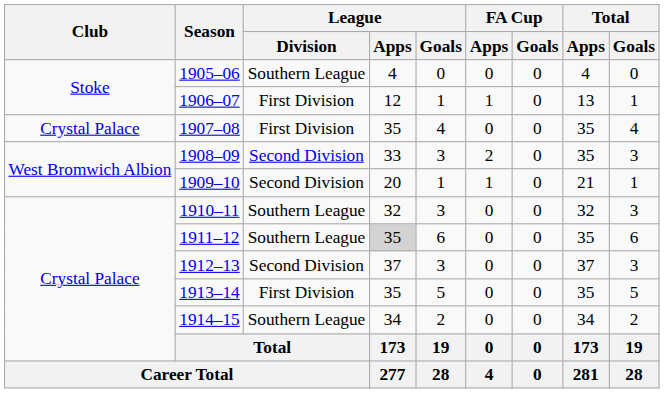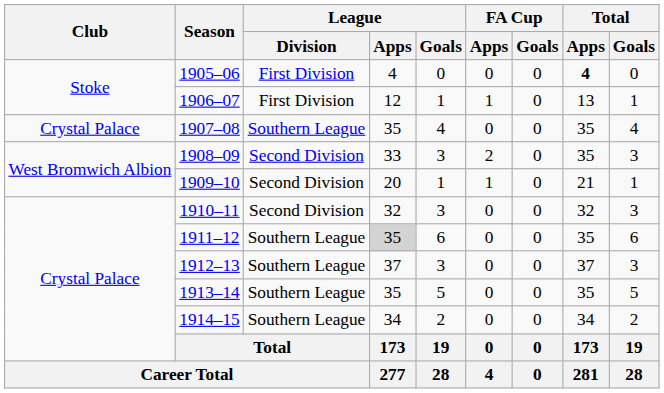(306, 73) Southern League -> (306, 73) First Division
(586, 73) normal -> (586, 73) bold
(306, 127) First Division -> (306, 127) Southern League
(306, 210) Southern League -> (306, 210) Second Division
(306, 264) Second Division -> (306, 264) Southern League
(306, 292) First Division -> (306, 292) Southern League
